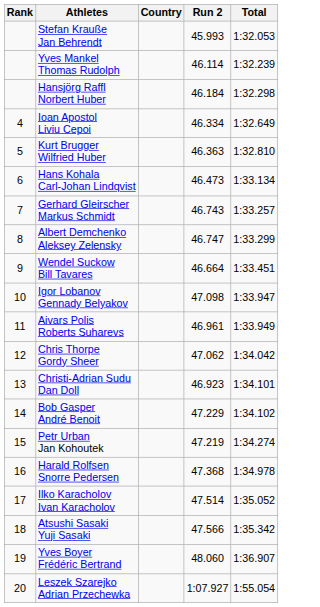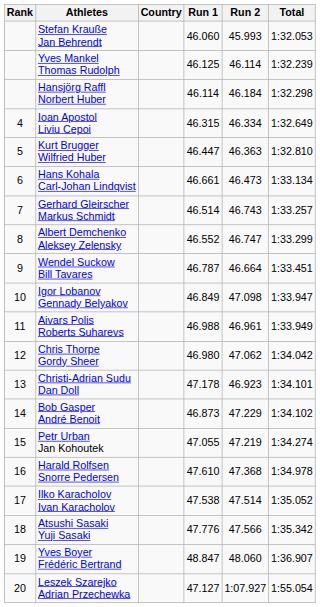+ column: (203, 13)
